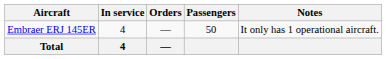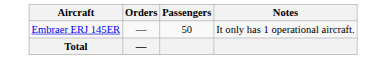- column: (123, 12)
